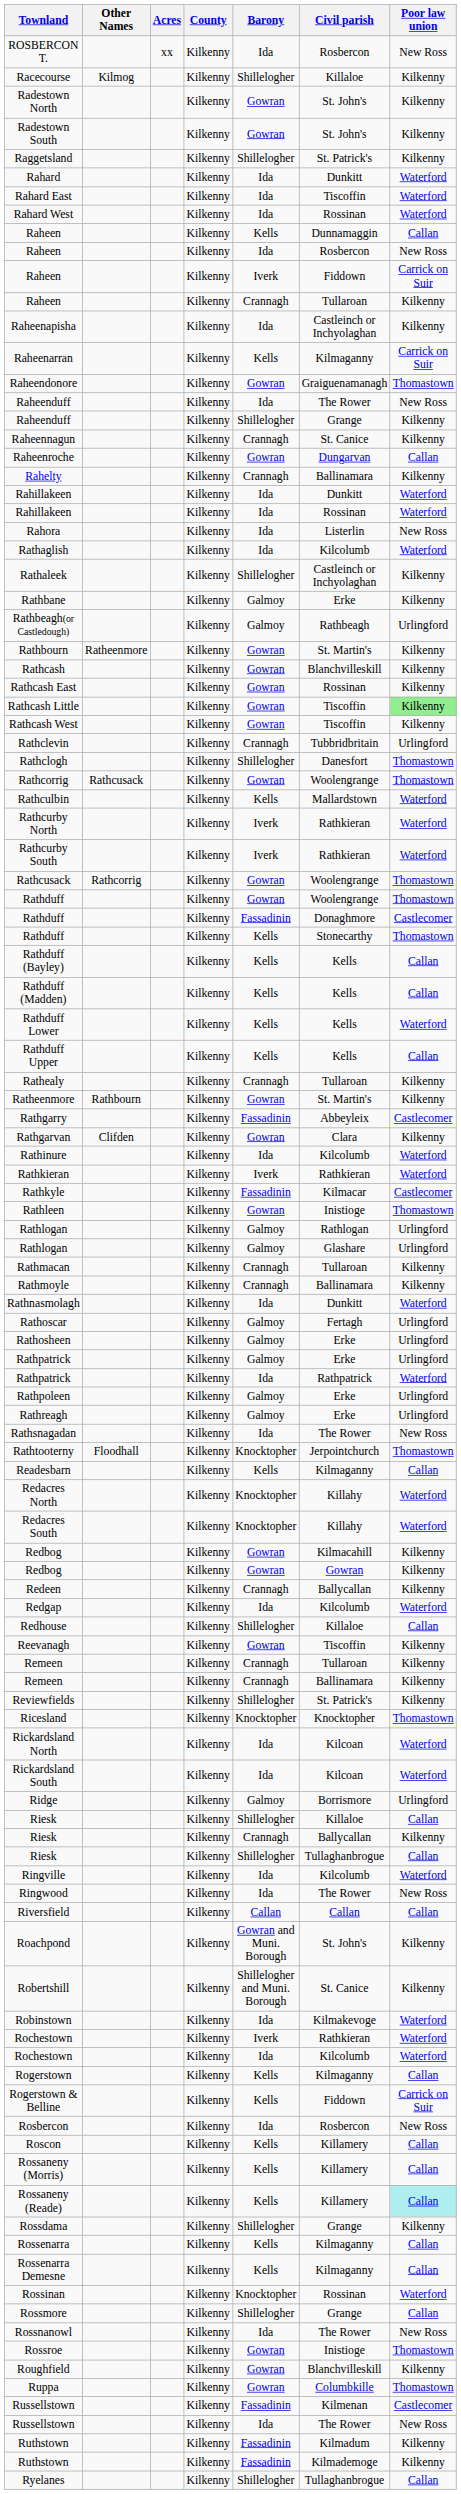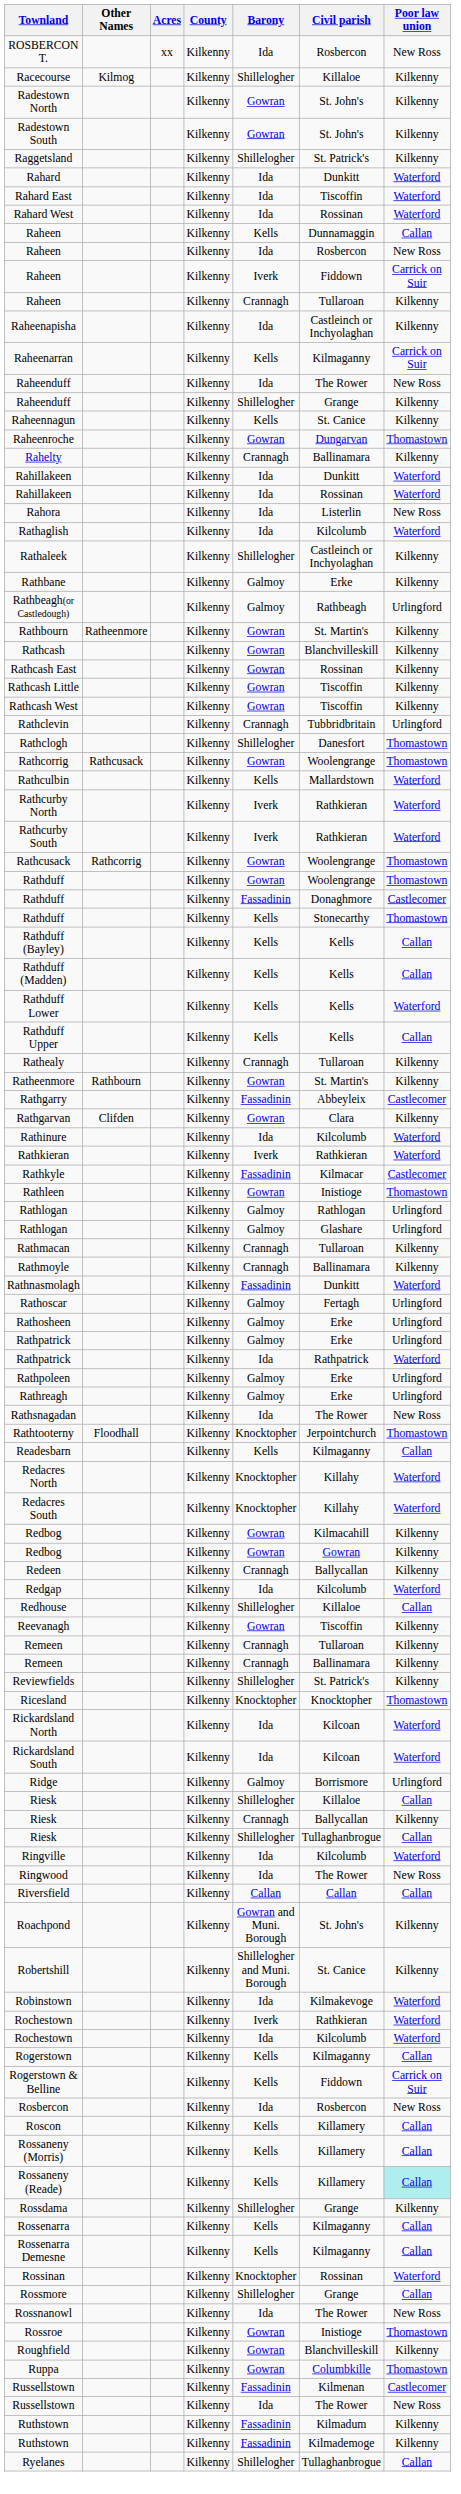- row: (43, 383)
(266, 439) Crannagh -> (266, 420) Kells
(423, 457) Callan -> (417, 439) Thomastown
(423, 706) lightgreen background -> (417, 687) no background
(266, 1303) Ida -> (266, 1285) Fassadinin
